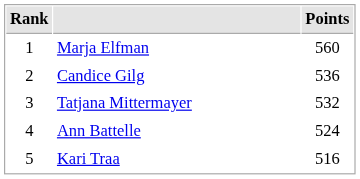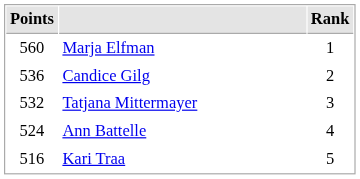columns swapped: (29, 19) <-> (327, 19)
